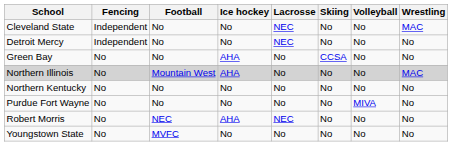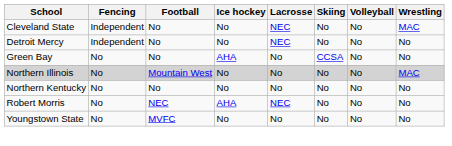(230, 73) AHA -> (223, 73) No
- row: (48, 103)
